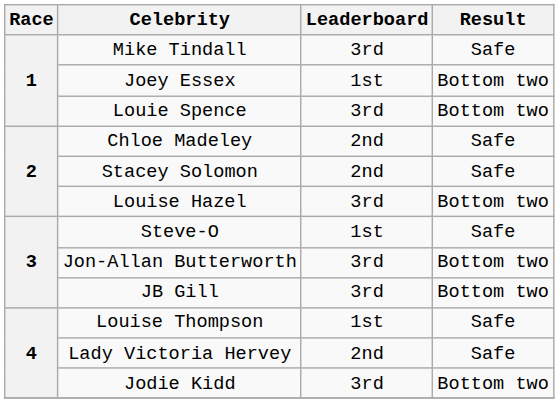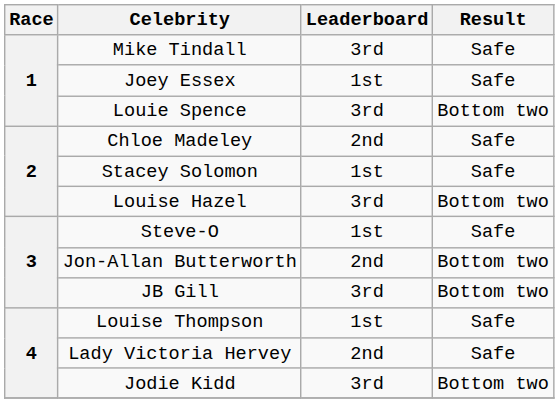(493, 80) Bottom two -> (493, 80) Safe
(367, 171) 2nd -> (367, 171) 1st
(367, 262) 3rd -> (367, 262) 2nd
